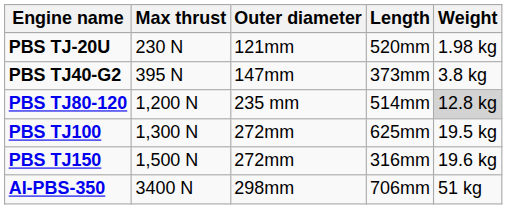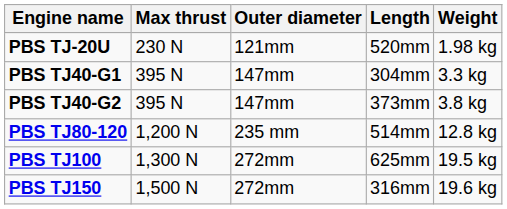+ row: (65, 75)
(468, 103) lightgrey background -> (468, 132) no background
- row: (57, 189)
